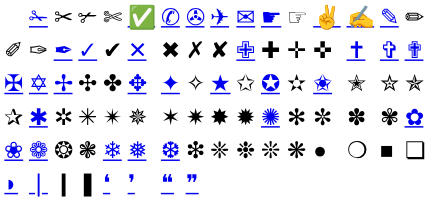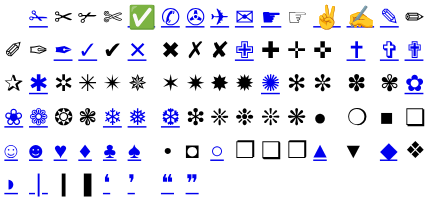- row: (14, 86)
+ row: (11, 152)
